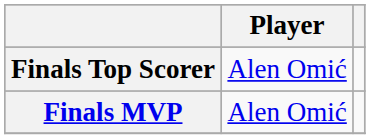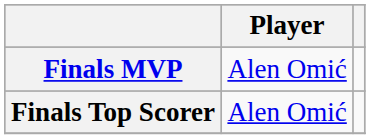rows swapped: (113, 111) <-> (113, 68)
